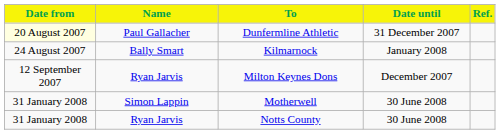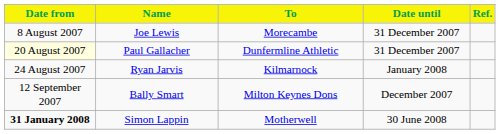+ row: (291, 32)
(157, 51) Bally Smart -> (157, 69) Ryan Jarvis
(157, 76) Ryan Jarvis -> (157, 94) Bally Smart
(50, 101) normal -> (50, 120) bold
- row: (291, 120)
